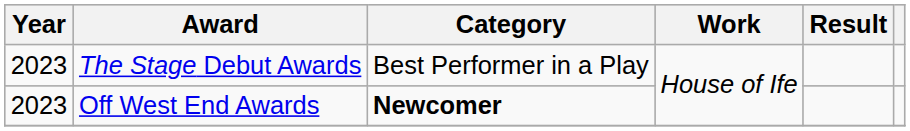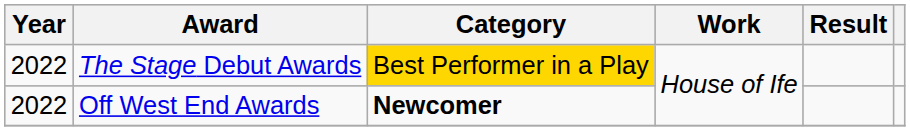(39, 65) 2023 -> (39, 65) 2022
(511, 65) no background -> (511, 65) gold background
(39, 105) 2023 -> (39, 105) 2022
